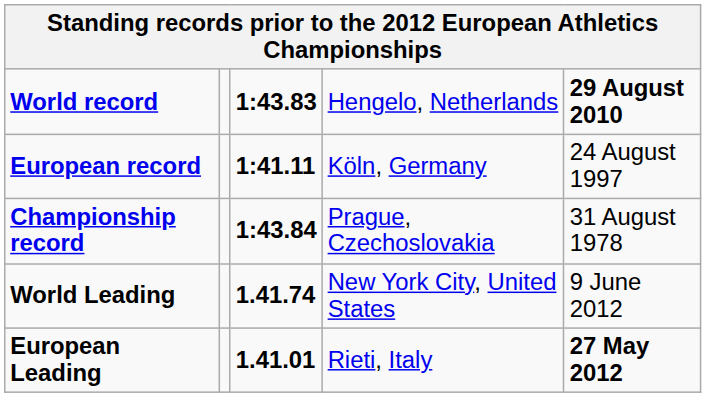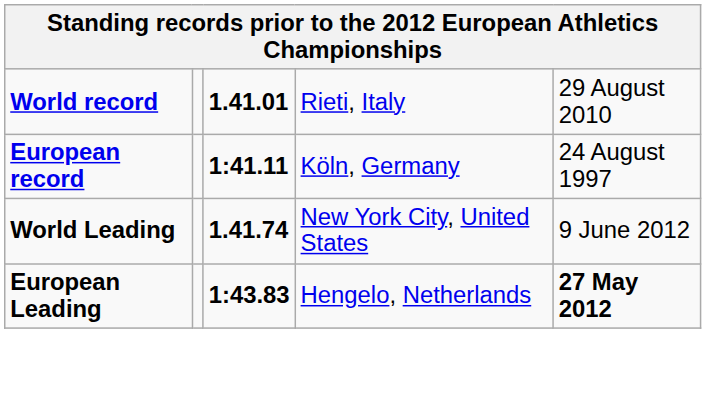(276, 101) 1:43.83 -> (249, 101) 1.41.01
(443, 101) Hengelo, Netherlands -> (353, 101) Rieti, Italy
(627, 101) bold -> (612, 101) normal
- row: (93, 230)
(276, 359) 1.41.01 -> (249, 295) 1:43.83
(380, 359) Rieti, Italy -> (416, 295) Hengelo, Netherlands
